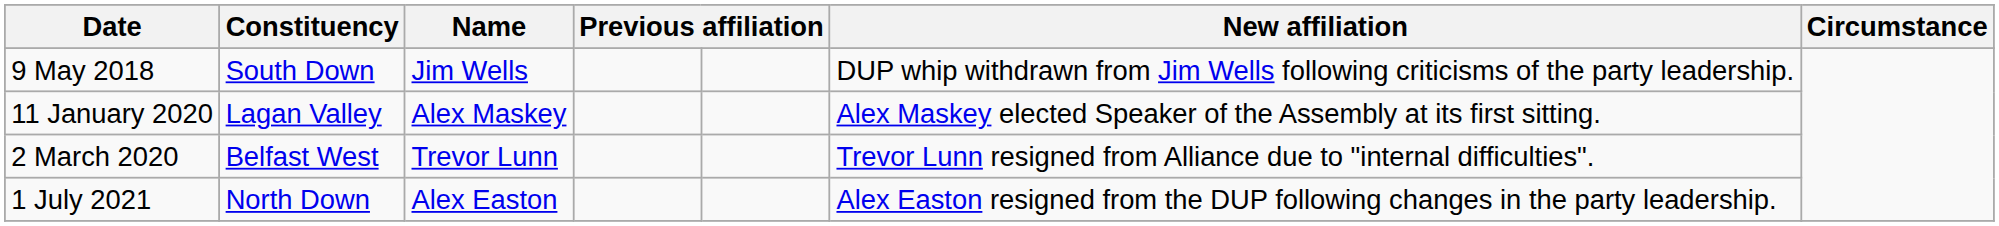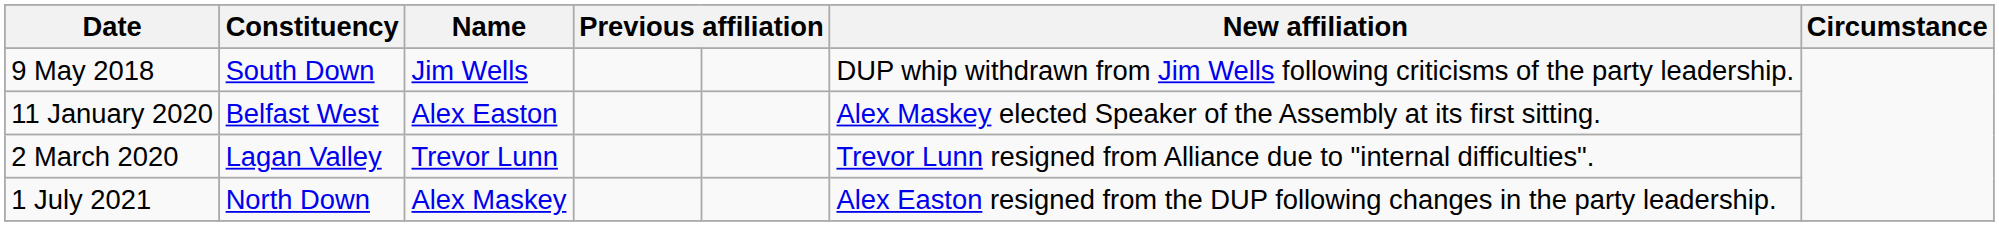(304, 113) Lagan Valley -> (302, 113) Belfast West
(489, 113) Alex Maskey -> (484, 113) Alex Easton
(302, 157) Belfast West -> (304, 157) Lagan Valley
(484, 200) Alex Easton -> (489, 200) Alex Maskey
